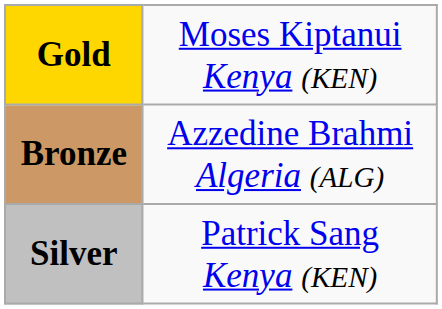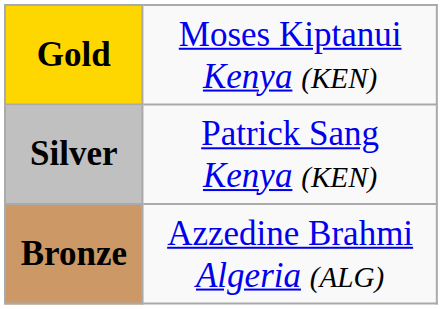rows swapped: (74, 252) <-> (74, 153)
